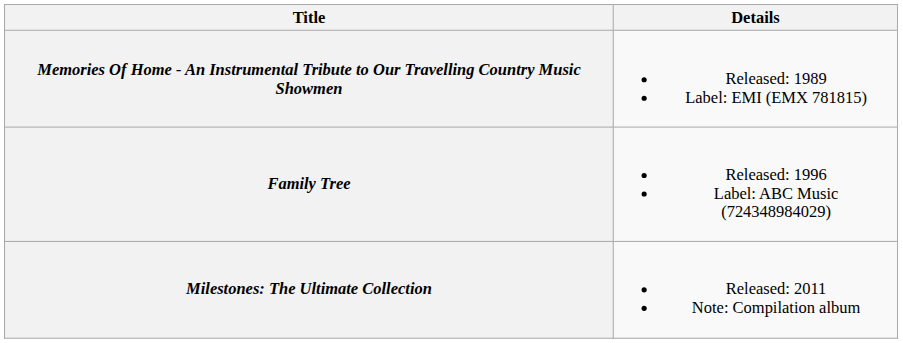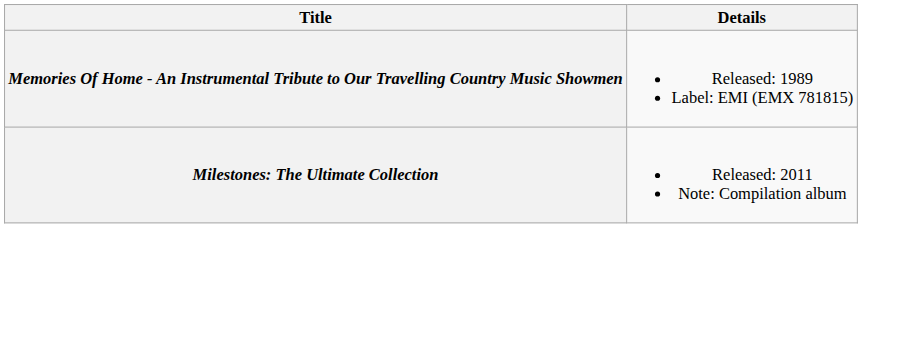- row: (309, 184)
